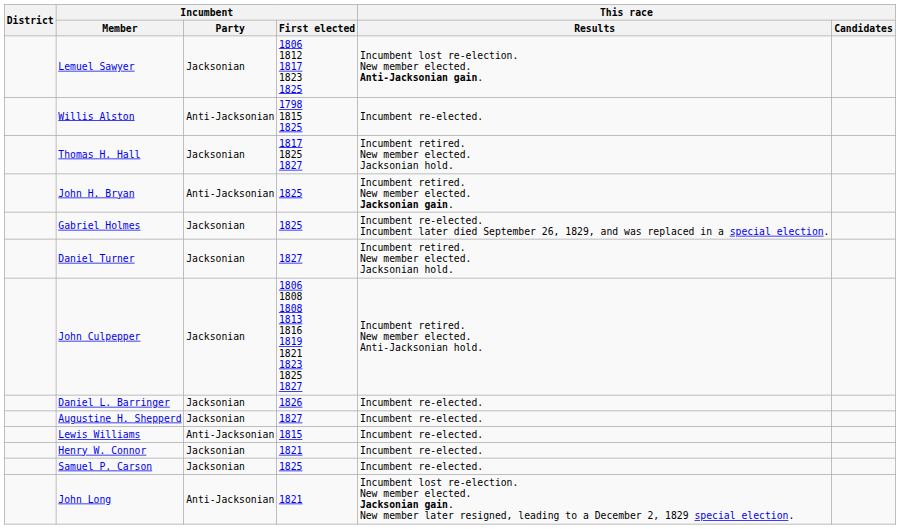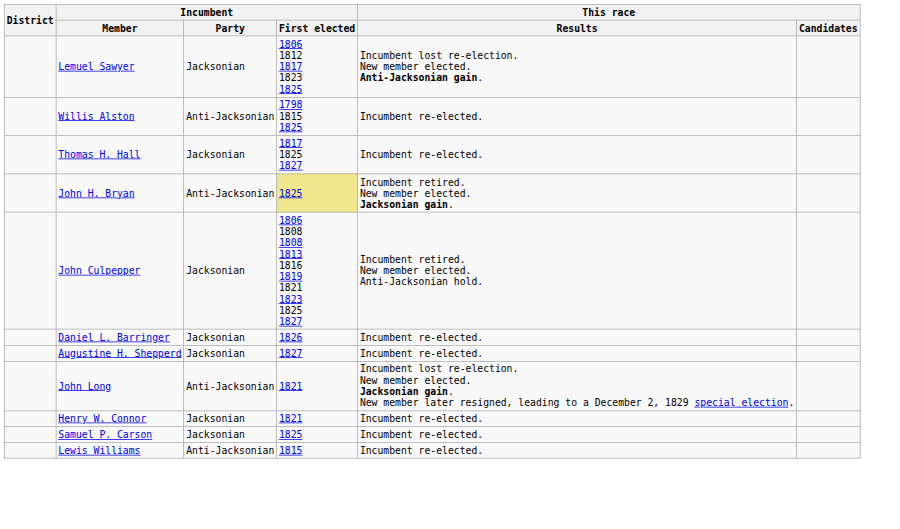(416, 155) Incumbent retired. New member elected. Jacksonian hold. -> (422, 155) Incumbent re-elected.
(291, 193) no background -> (291, 193) khaki background
- row: (99, 226)
- row: (96, 259)
rows swapped: (85, 499) <-> (99, 435)
